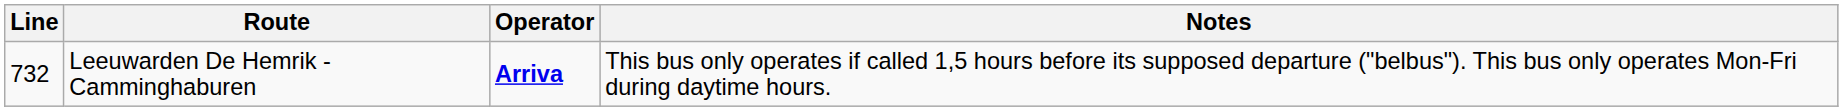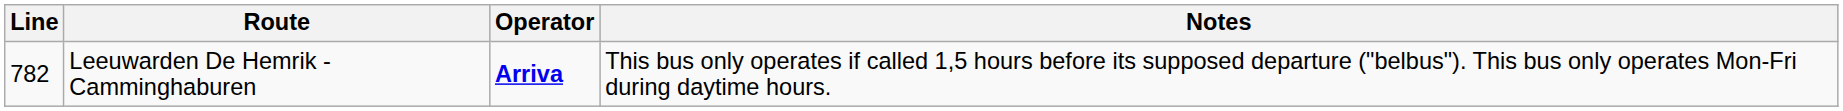(30, 73) 732 -> (30, 73) 782
